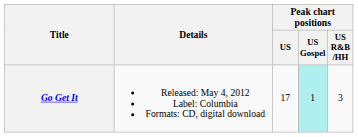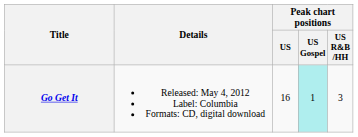(285, 98) 17 -> (285, 98) 16
